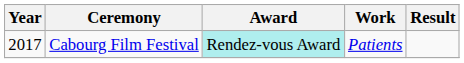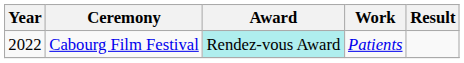(25, 44) 2017 -> (25, 44) 2022
